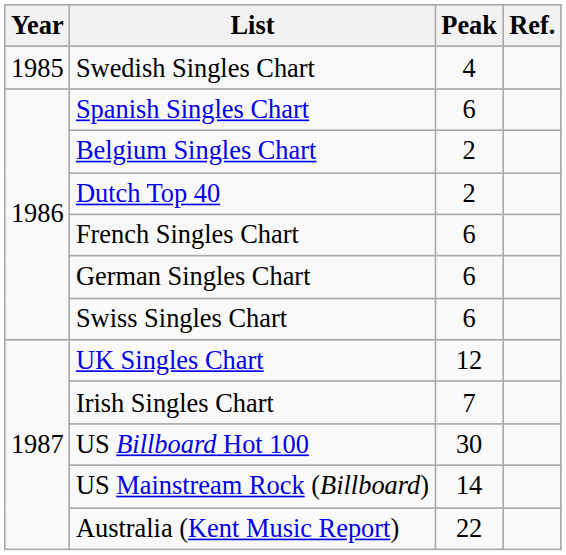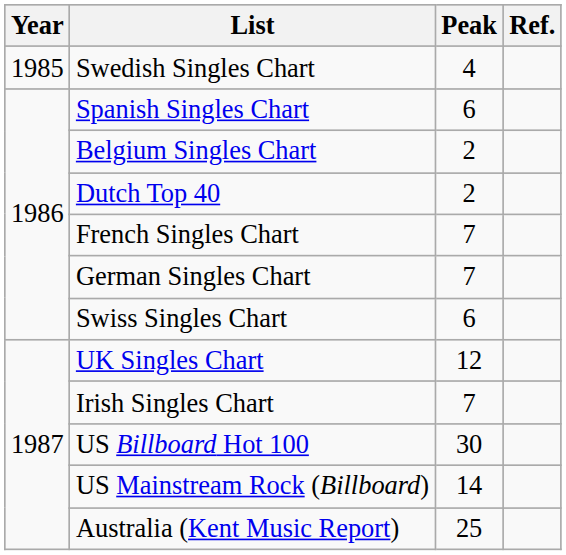(469, 234) 6 -> (469, 234) 7
(469, 276) 6 -> (469, 276) 7
(469, 527) 22 -> (469, 527) 25
